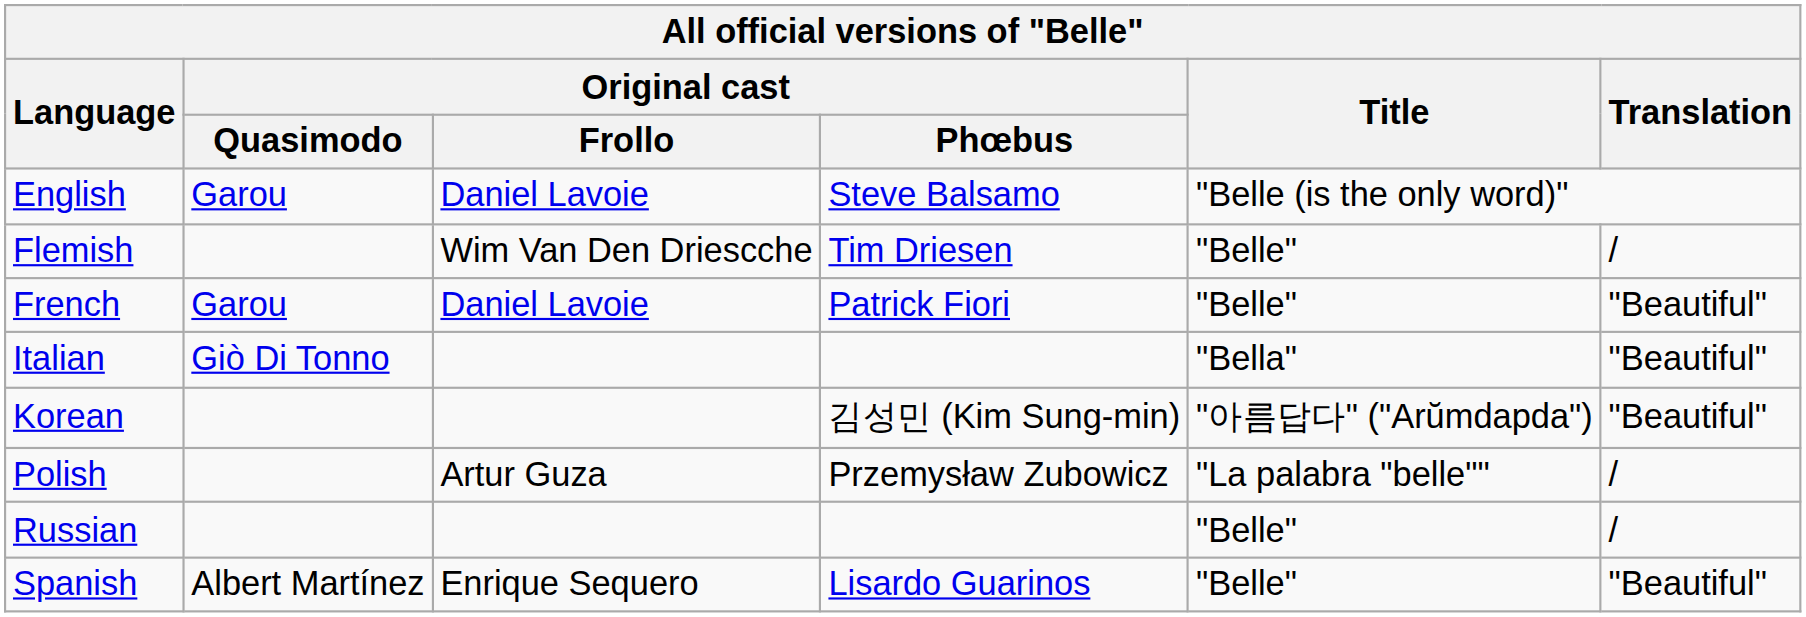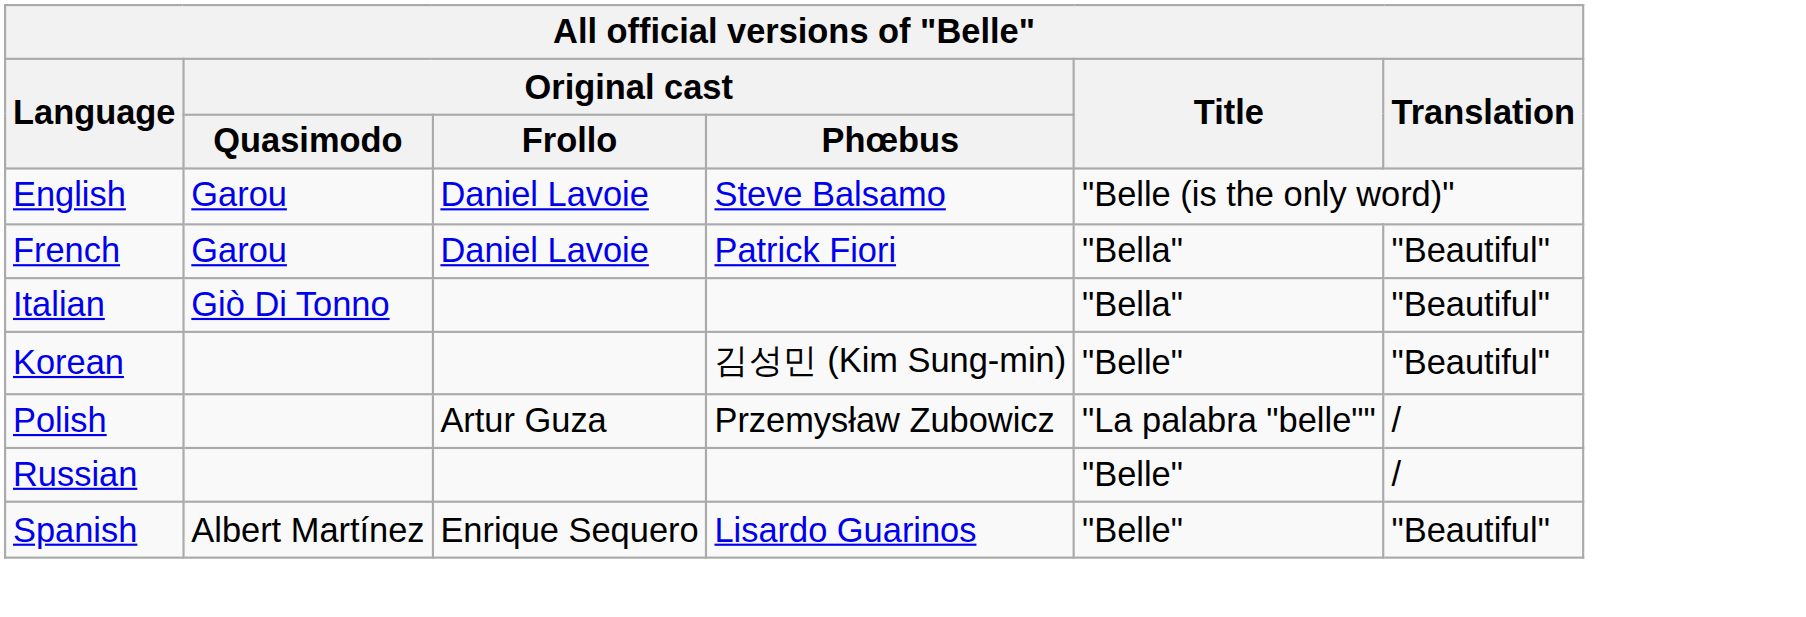- row: (73, 250)
(1246, 304) "Belle" -> (1132, 250) "Bella"
(1394, 415) "아름답다" ("Arŭmdapda") -> (1132, 362) "Belle"
